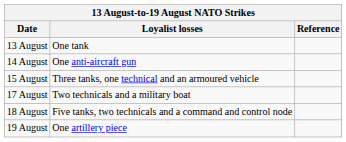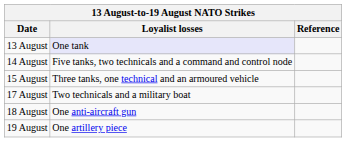(70, 46) no background -> (70, 46) lavender background
(94, 62) One anti-aircraft gun -> (172, 62) Five tanks, two technicals and a command and control node
(172, 112) Five tanks, two technicals and a command and control node -> (94, 112) One anti-aircraft gun
